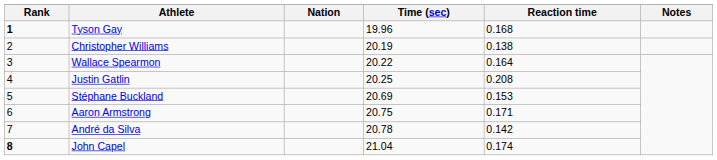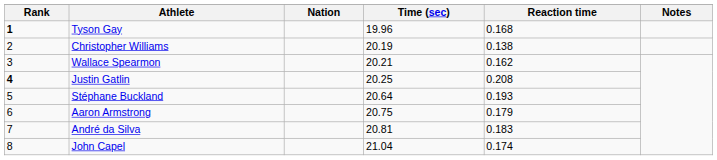(379, 63) 20.22 -> (379, 63) 20.21
(500, 63) 0.164 -> (500, 63) 0.162
(10, 79) normal -> (10, 79) bold
(379, 96) 20.69 -> (379, 96) 20.64
(500, 96) 0.153 -> (500, 96) 0.193
(500, 113) 0.171 -> (500, 113) 0.179
(379, 130) 20.78 -> (379, 130) 20.81
(500, 130) 0.142 -> (500, 130) 0.183
(10, 146) bold -> (10, 146) normal
